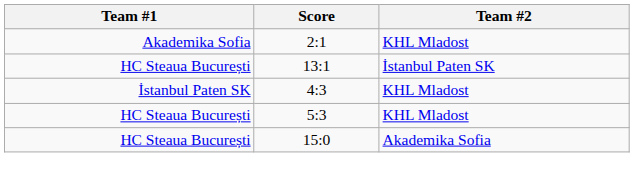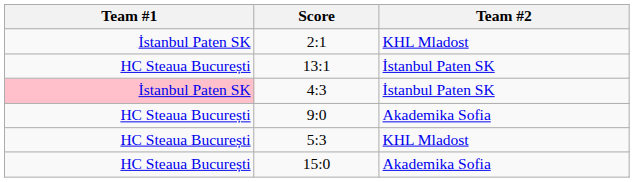(196, 41) Akademika Sofia -> (195, 41) İstanbul Paten SK
(195, 90) no background -> (195, 90) pink background
(426, 90) KHL Mladost -> (439, 90) İstanbul Paten SK
+ row: (317, 115)
